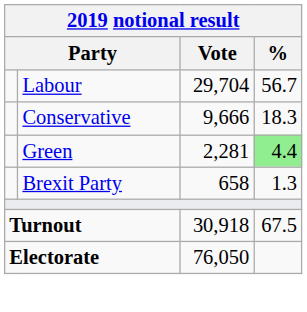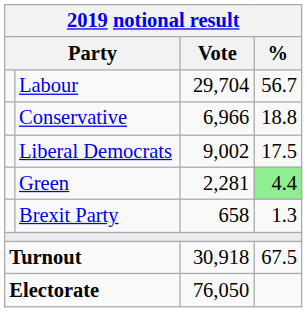(226, 118) 9,666 -> (226, 118) 6,966
(279, 118) 18.3 -> (279, 118) 18.8
+ row: (95, 150)
